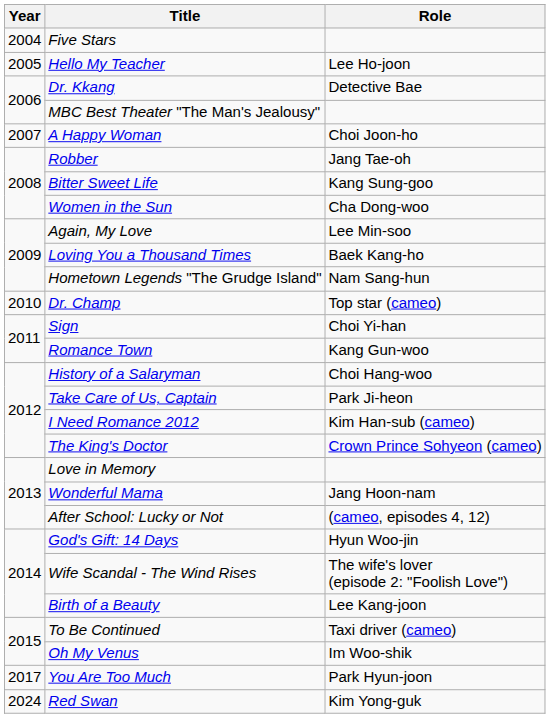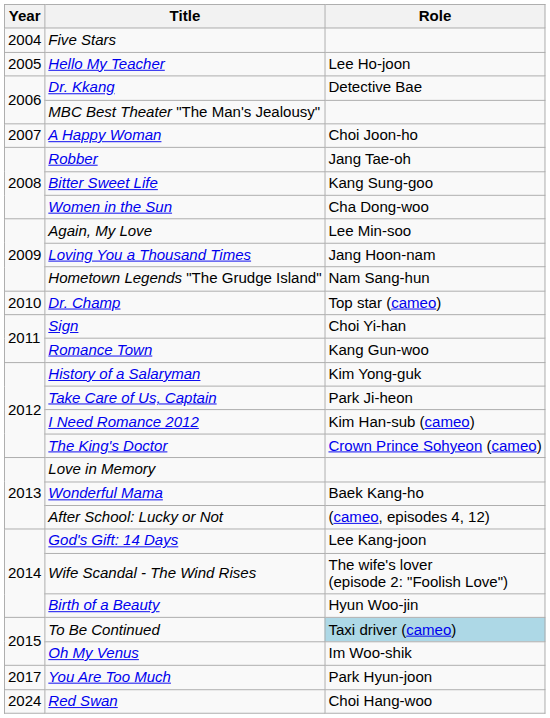(376, 254) Baek Kang-ho -> (382, 254) Jang Hoon-nam
(380, 374) Choi Hang-woo -> (375, 374) Kim Yong-guk
(382, 493) Jang Hoon-nam -> (376, 493) Baek Kang-ho
(373, 541) Hyun Woo-jin -> (377, 541) Lee Kang-joon
(377, 605) Lee Kang-joon -> (373, 605) Hyun Woo-jin
(392, 629) no background -> (392, 629) lightblue background
(375, 701) Kim Yong-guk -> (380, 701) Choi Hang-woo
